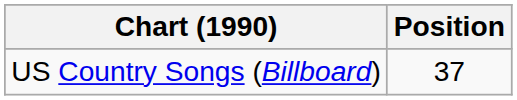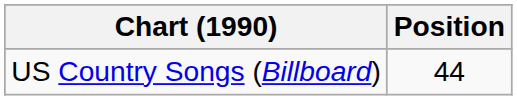(449, 71) 37 -> (449, 71) 44
